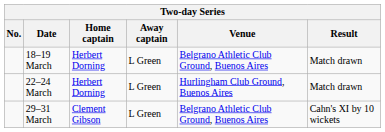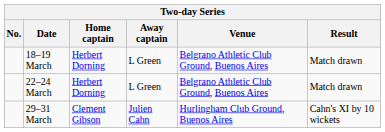(232, 87) Hurlingham Club Ground, Buenos Aires -> (226, 87) Belgrano Athletic Club Ground, Buenos Aires
(145, 114) L Green -> (140, 114) Julien Cahn
(226, 114) Belgrano Athletic Club Ground, Buenos Aires -> (232, 114) Hurlingham Club Ground, Buenos Aires
